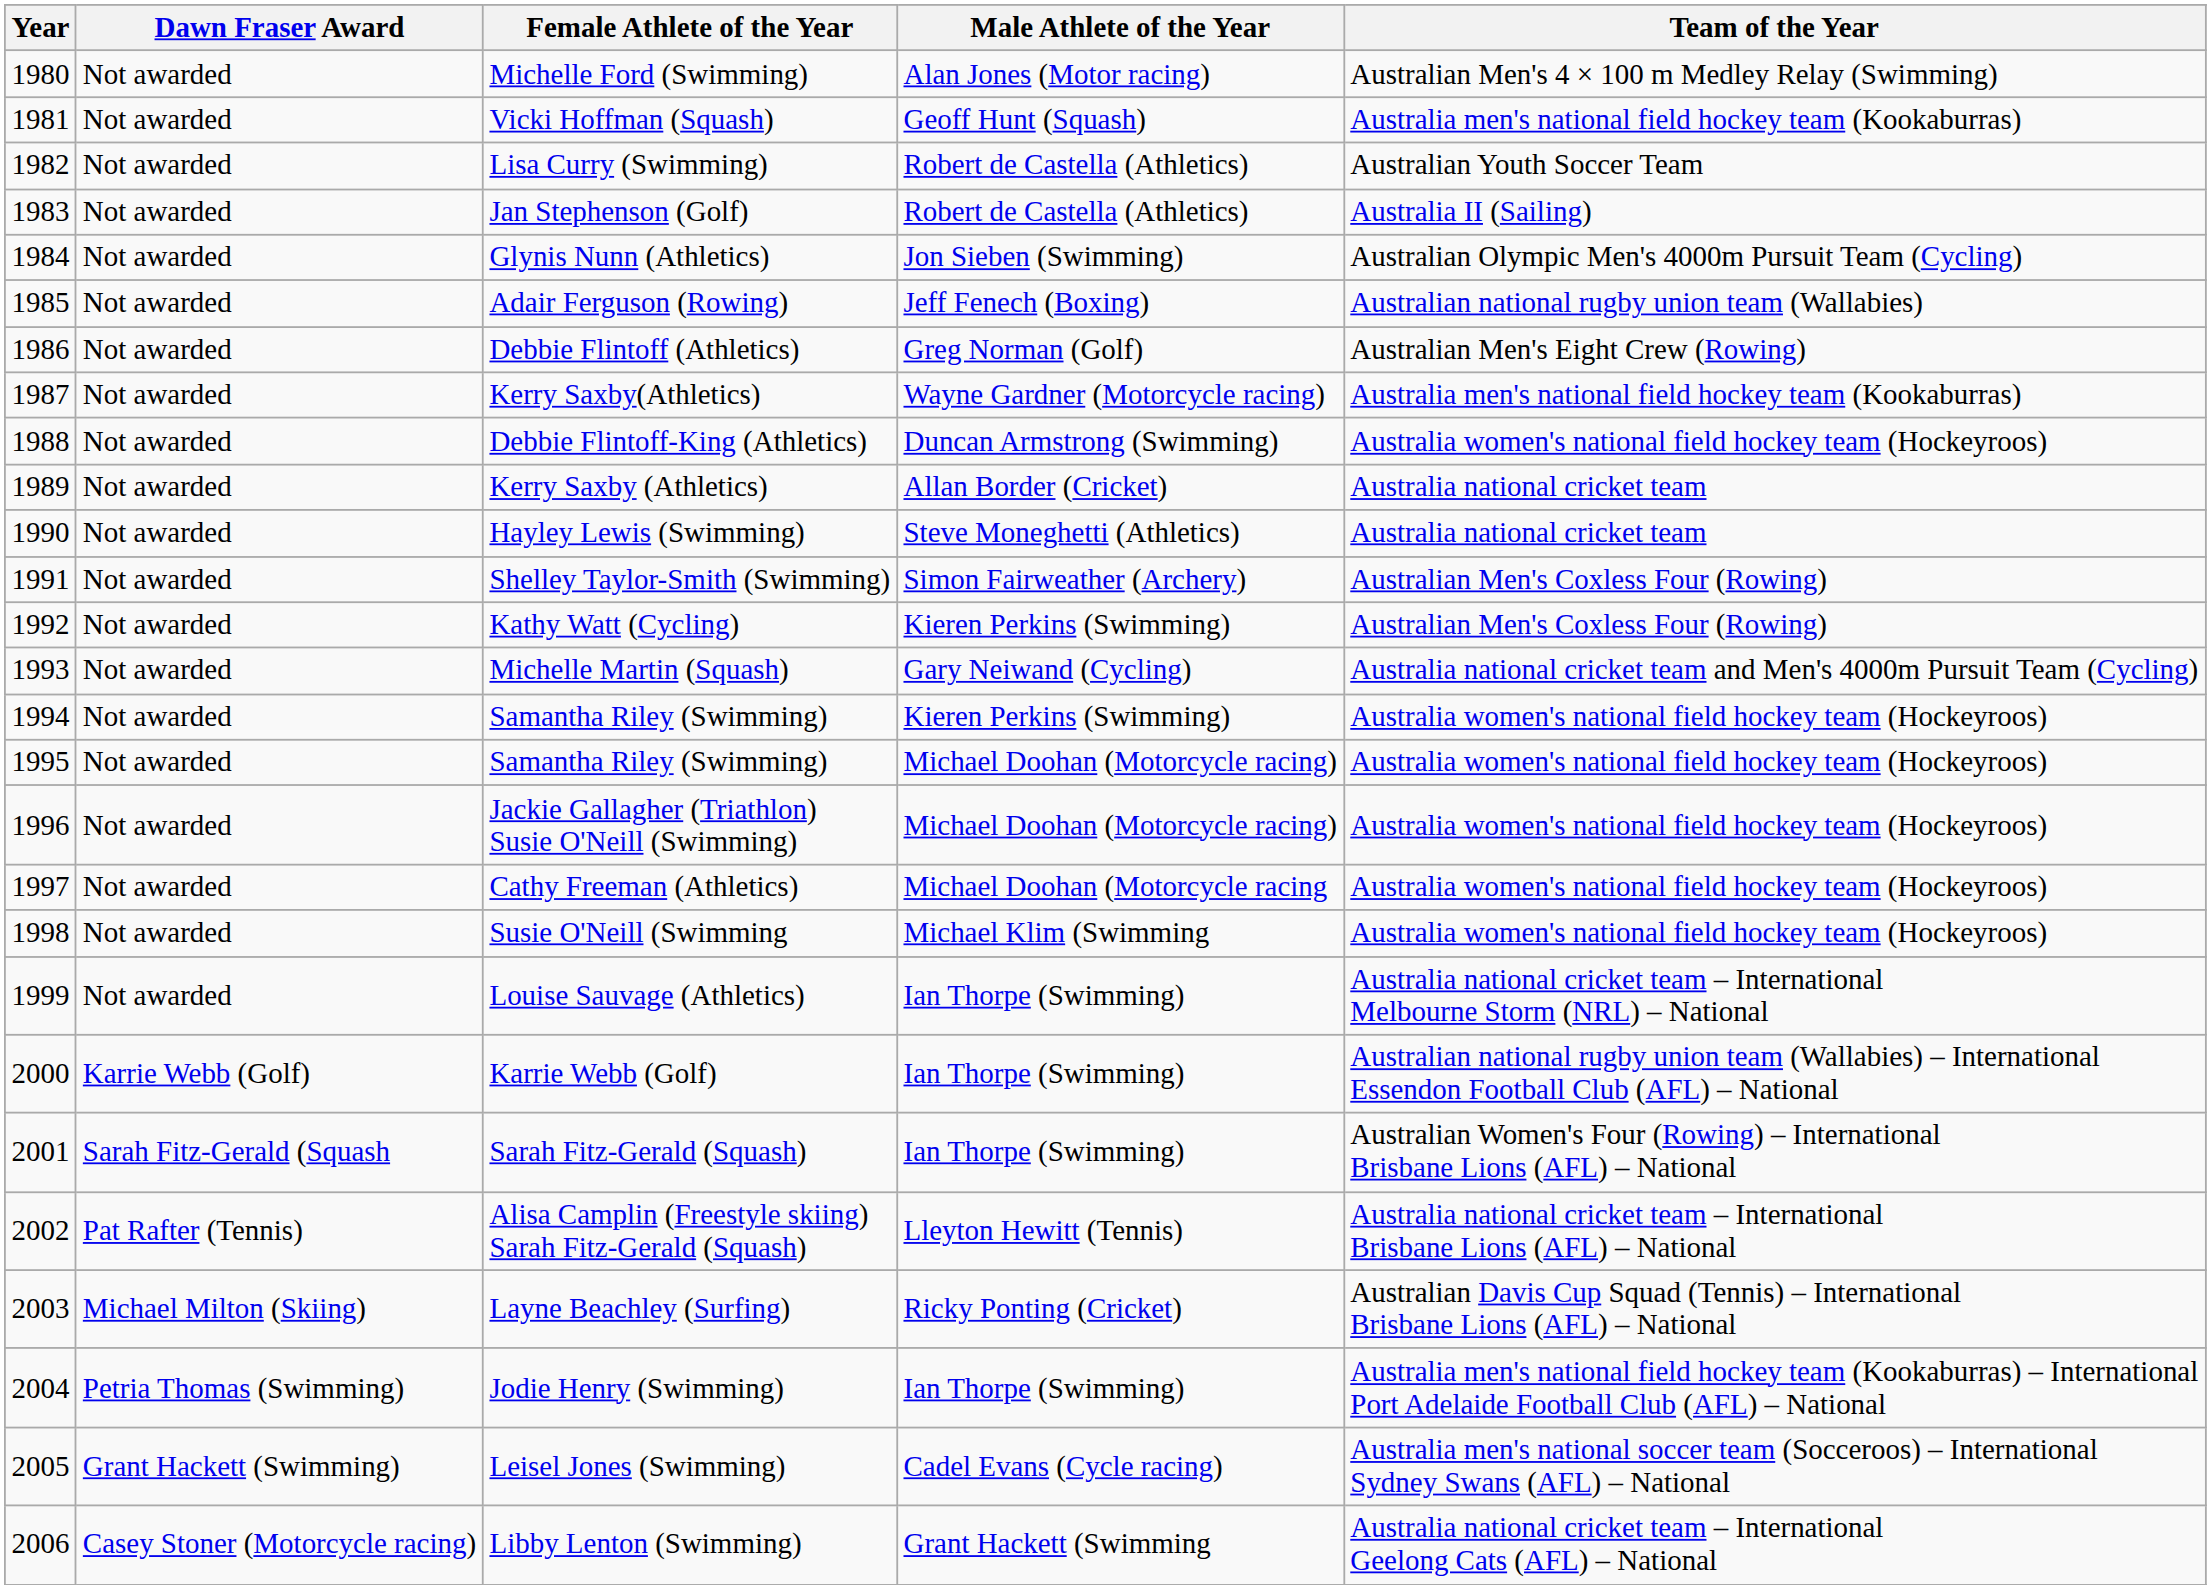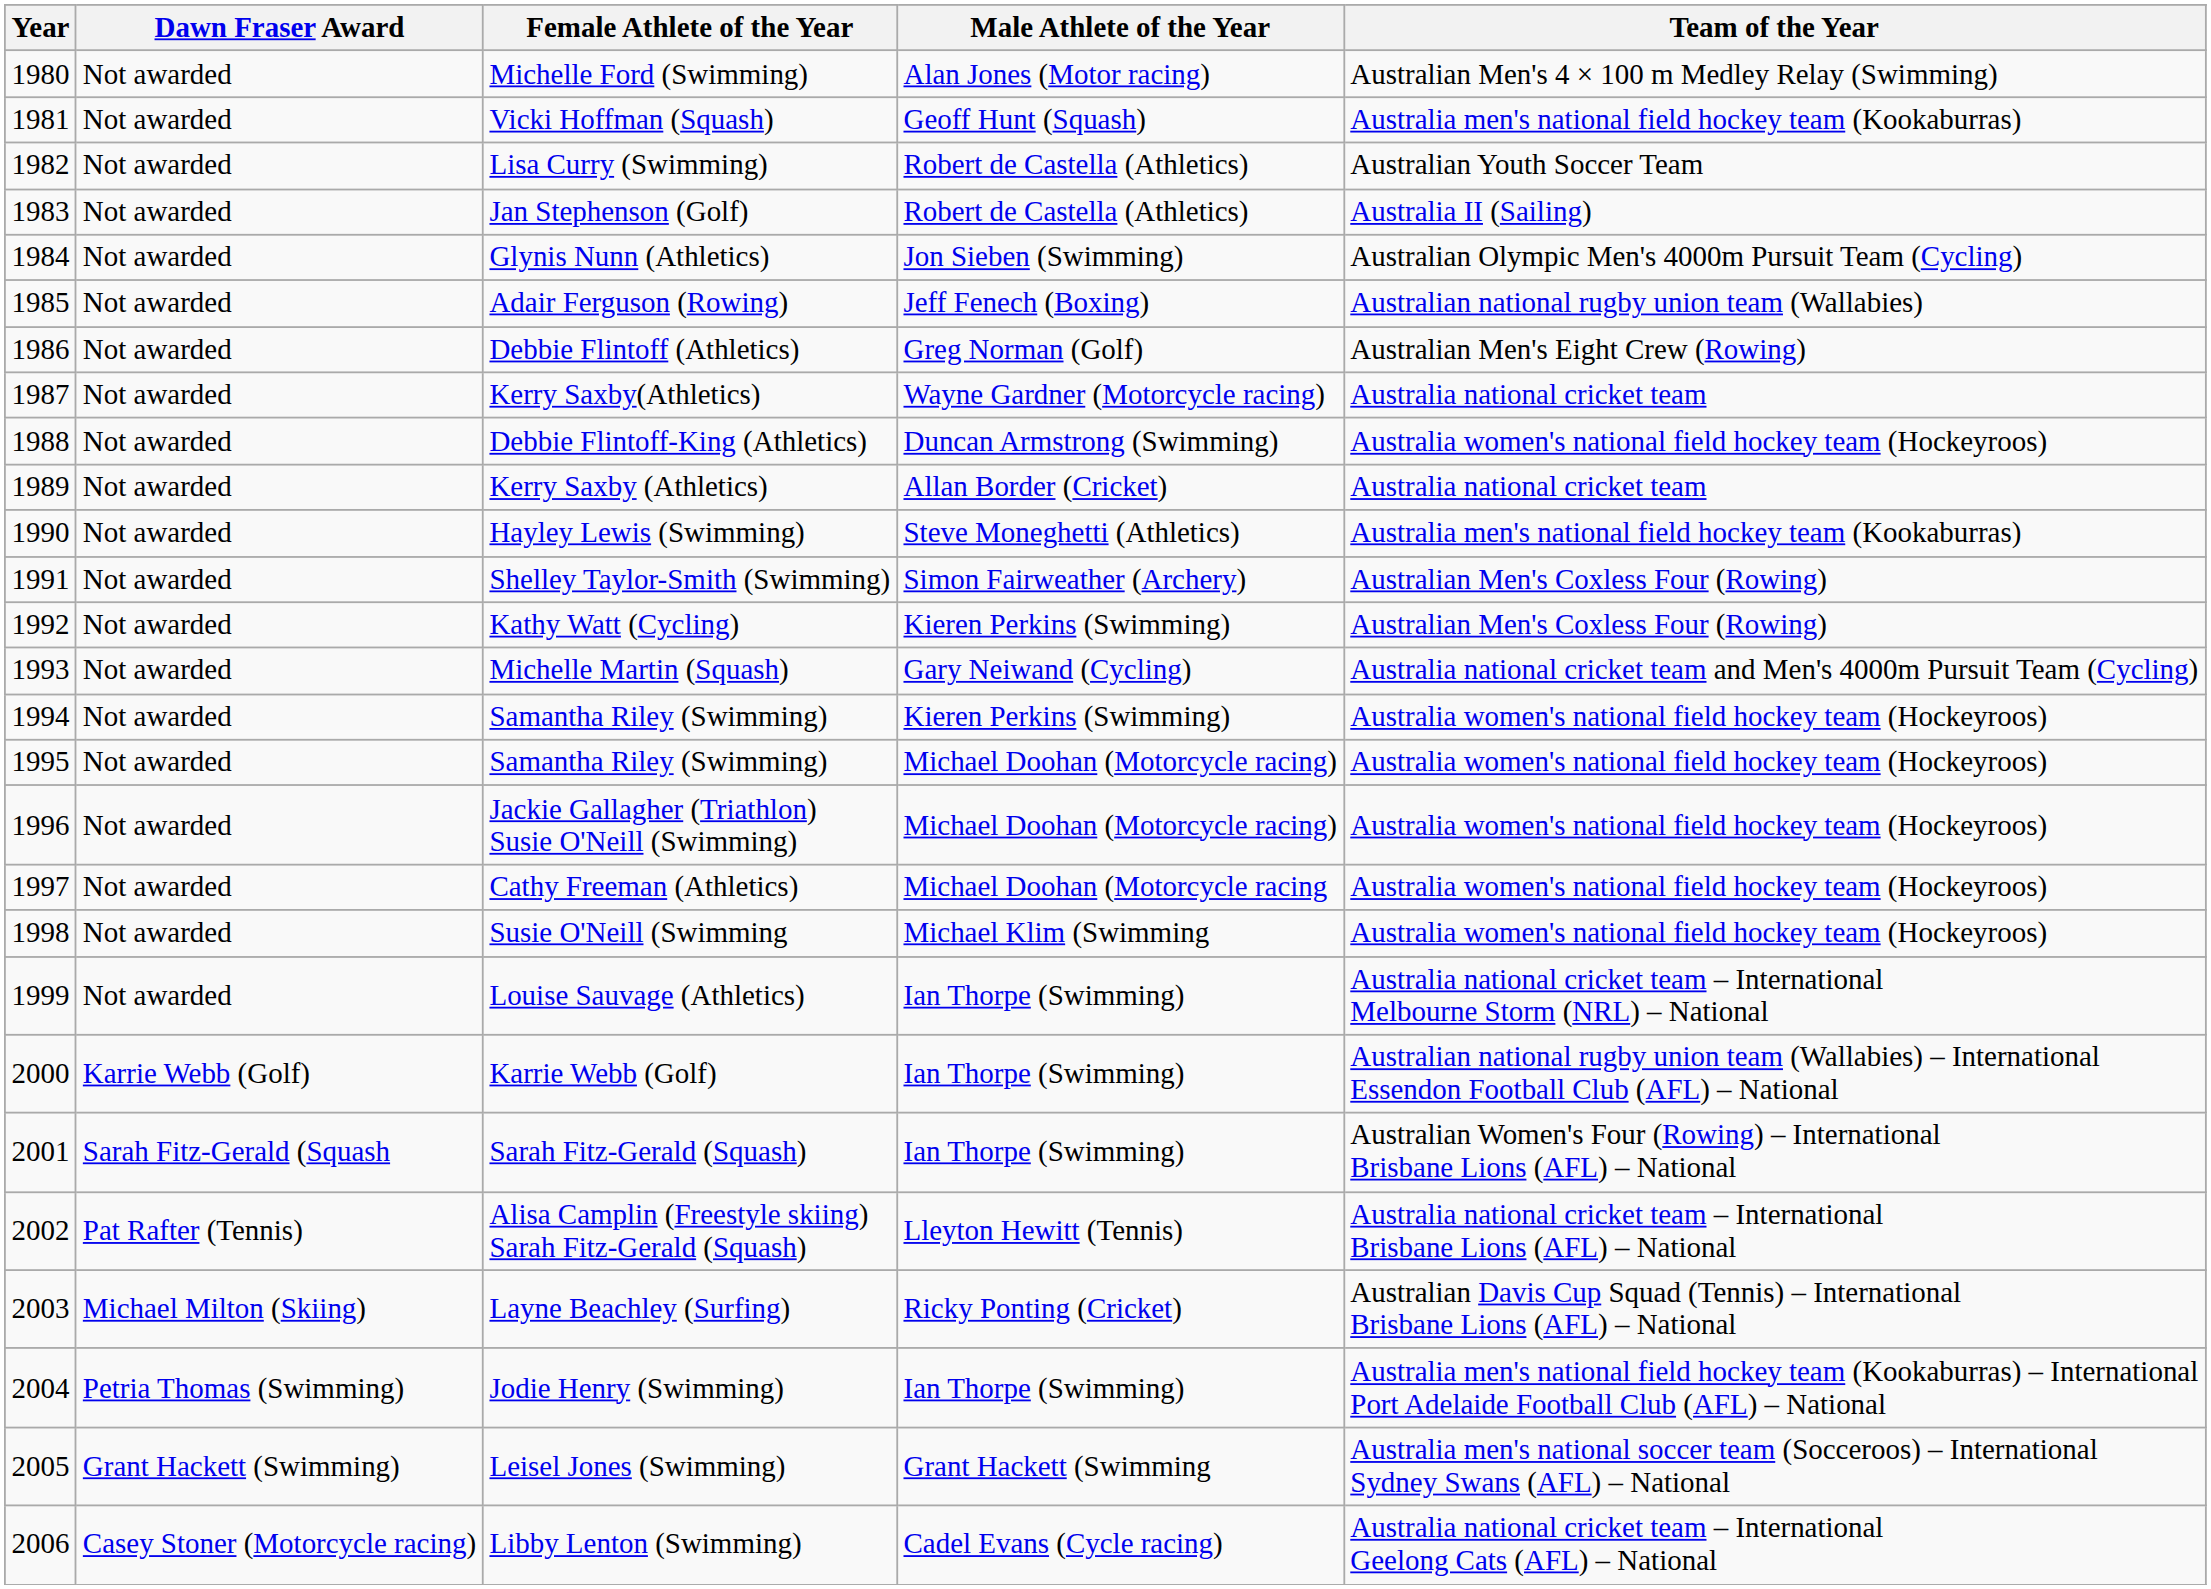(1686, 394) Australia men's national field hockey team (Kookaburras) -> (1528, 394) Australia national cricket team
(1528, 532) Australia national cricket team -> (1686, 532) Australia men's national field hockey team (Kookaburras)
(1063, 1465) Cadel Evans (Cycle racing) -> (1057, 1465) Grant Hackett (Swimming
(1057, 1544) Grant Hackett (Swimming -> (1063, 1544) Cadel Evans (Cycle racing)
